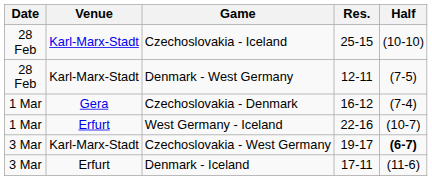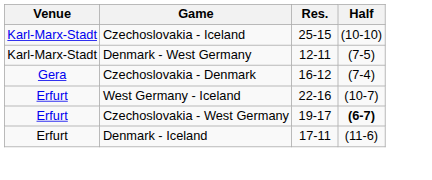- column: (25, 14)
(94, 144) Karl-Marx-Stadt -> (52, 116) Erfurt
